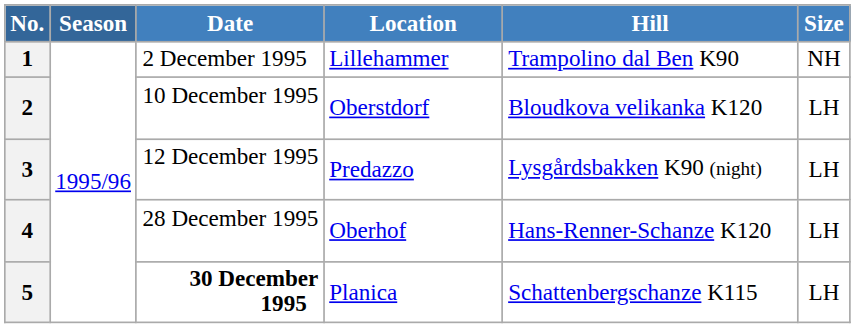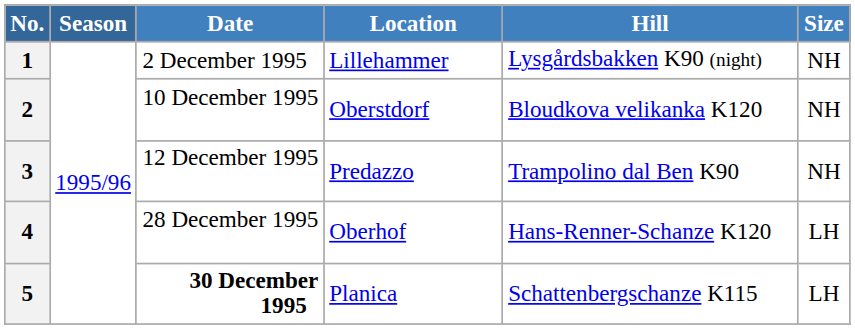(624, 59) Trampolino dal Ben K90 -> (635, 59) Lysgårdsbakken K90 (night)
(824, 107) LH -> (824, 109) NH
(635, 168) Lysgårdsbakken K90 (night) -> (624, 170) Trampolino dal Ben K90
(824, 169) LH -> (824, 170) NH
